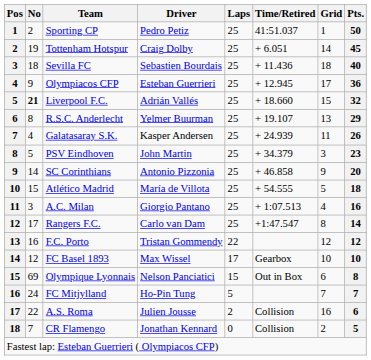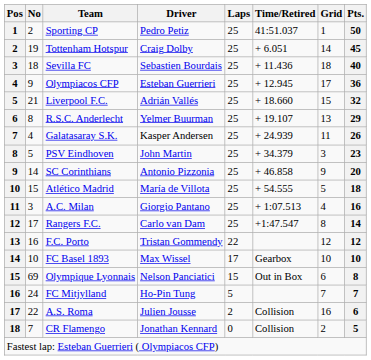(33, 101) bold -> (33, 101) normal
(33, 259) 12 -> (33, 259) 10
